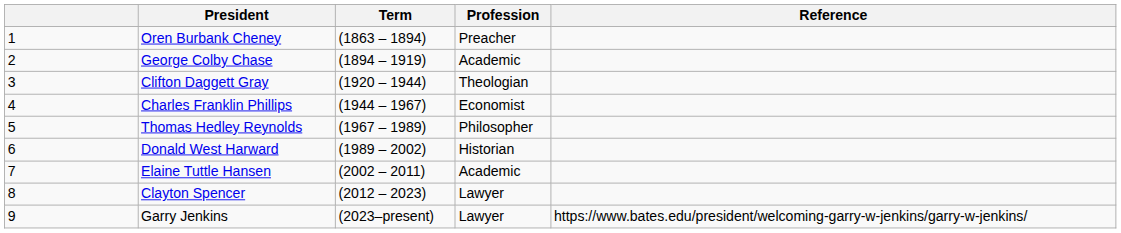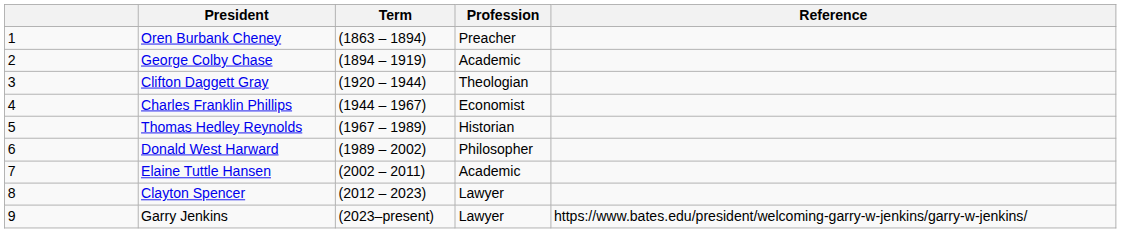(496, 127) Philosopher -> (486, 127) Historian
(486, 149) Historian -> (496, 149) Philosopher
